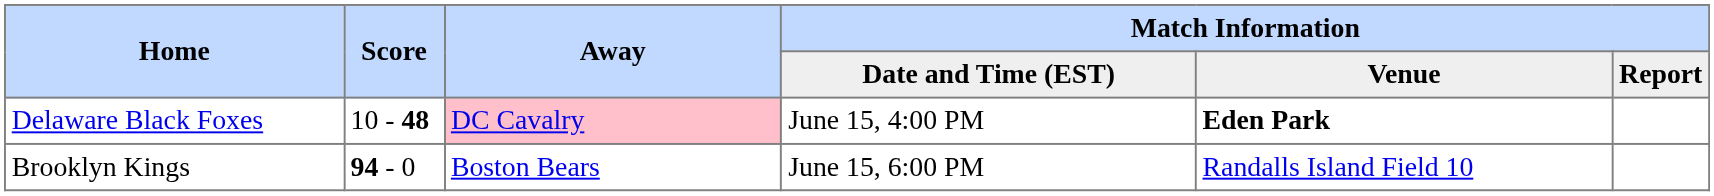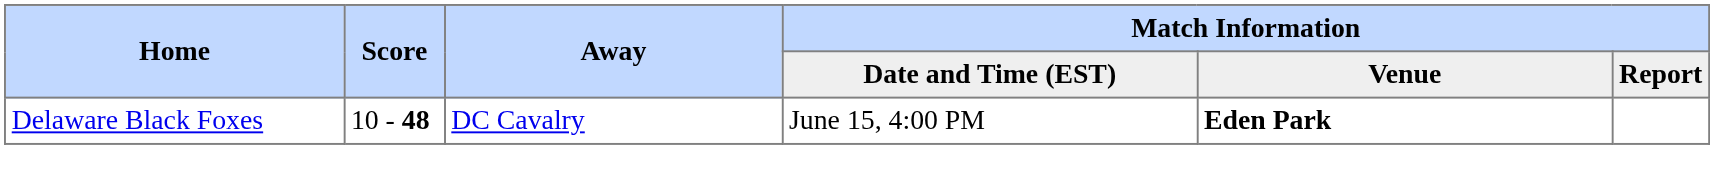(518, 120) pink background -> (518, 120) no background
- row: (101, 166)
